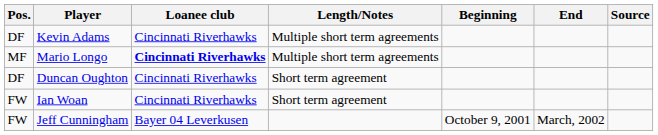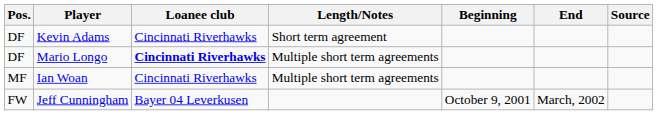(355, 36) Multiple short term agreements -> (329, 36) Short term agreement
(17, 57) MF -> (16, 57) DF
- row: (82, 78)
(17, 99) FW -> (17, 78) MF
(329, 99) Short term agreement -> (355, 78) Multiple short term agreements
